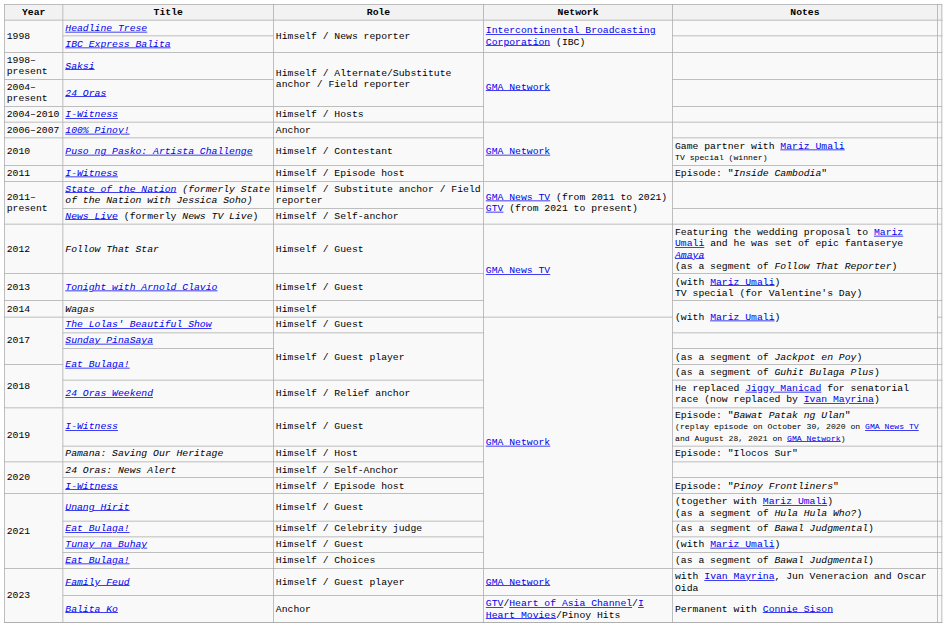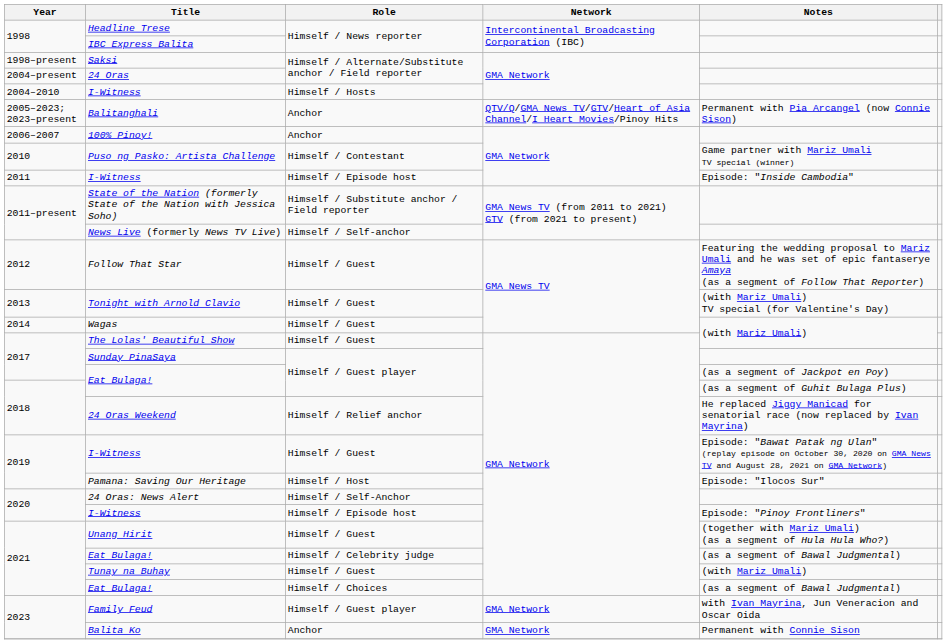+ row: (42, 113)
(296, 309) Himself -> (332, 325) Himself / Guest
(565, 609) GTV/Heart of Asia Channel/I Heart Movies/Pinoy Hits -> (517, 631) GMA Network
